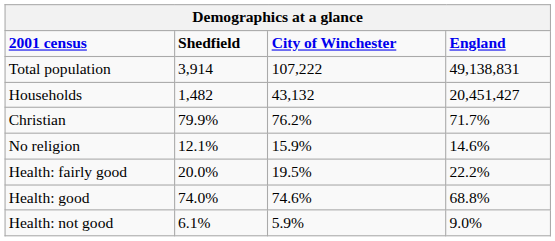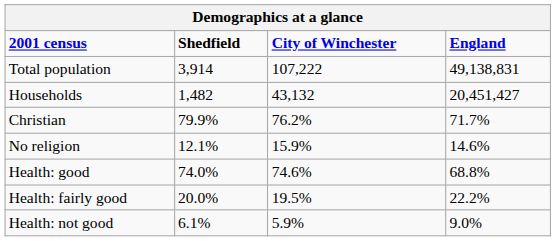rows swapped: (49, 197) <-> (68, 171)
